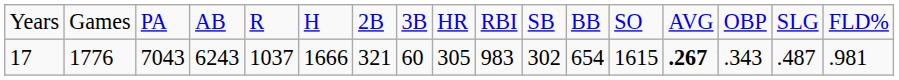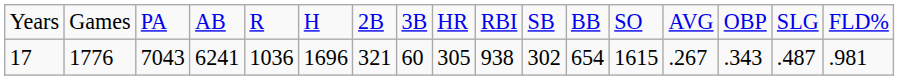(217, 57) 6243 -> (217, 57) 6241
(272, 57) 1037 -> (272, 57) 1036
(326, 57) 1666 -> (326, 57) 1696
(497, 57) 983 -> (497, 57) 938
(688, 57) bold -> (688, 57) normal
